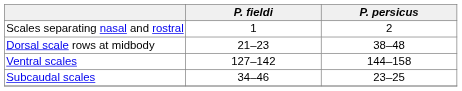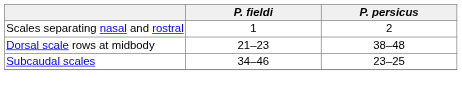- row: (42, 61)
